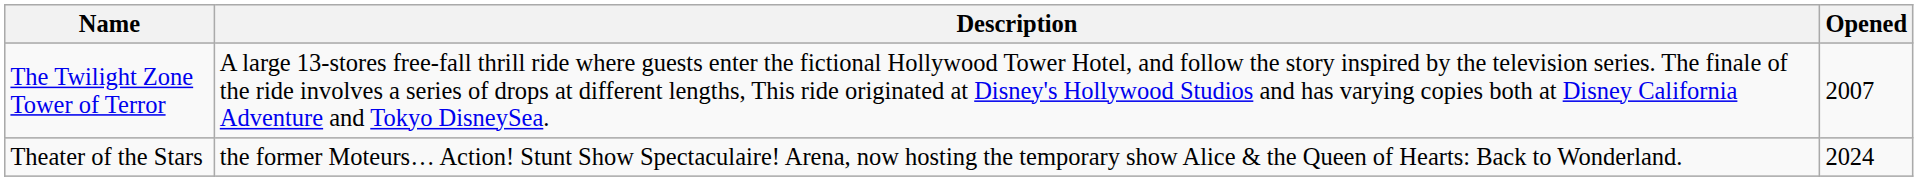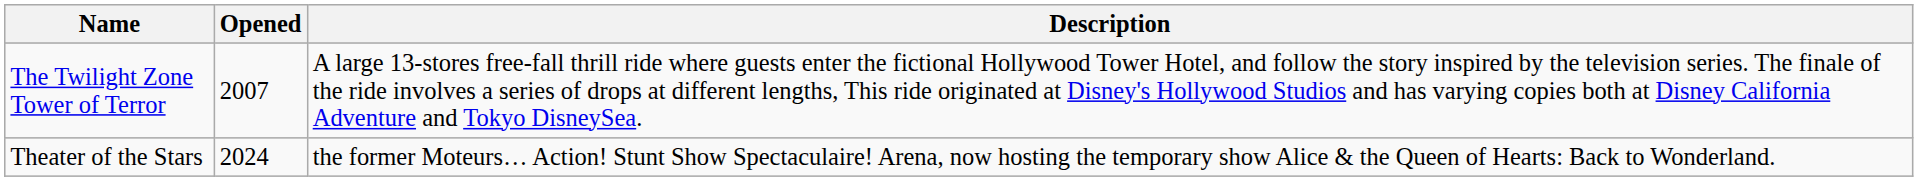columns swapped: (1866, 23) <-> (1017, 23)
